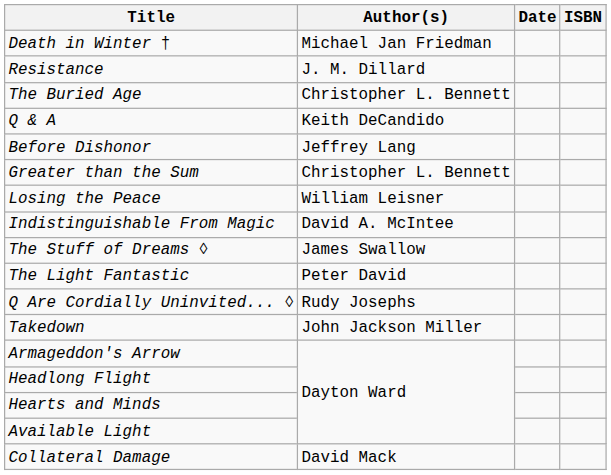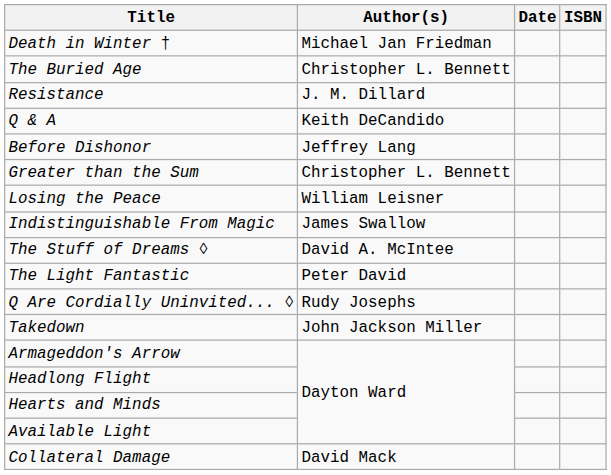rows swapped: (75, 95) <-> (56, 69)
(378, 224) David A. McIntee -> (363, 224) James Swallow
(363, 250) James Swallow -> (378, 250) David A. McIntee
